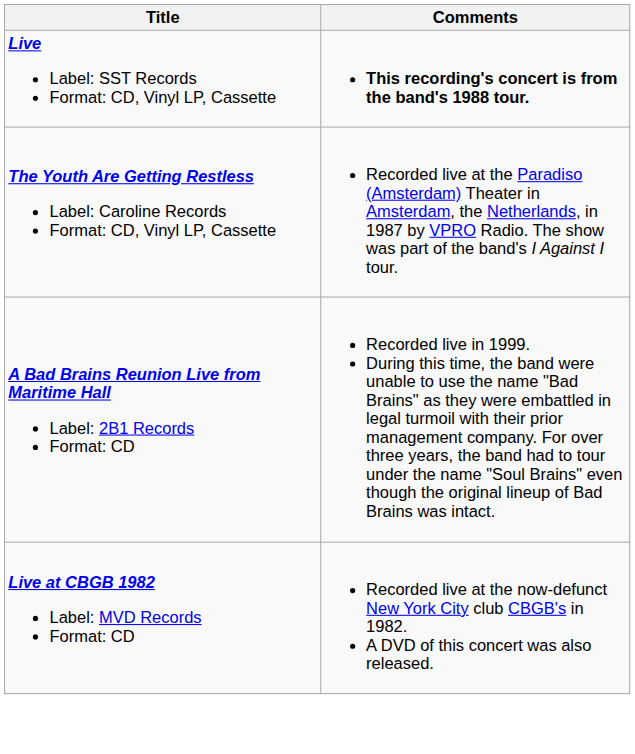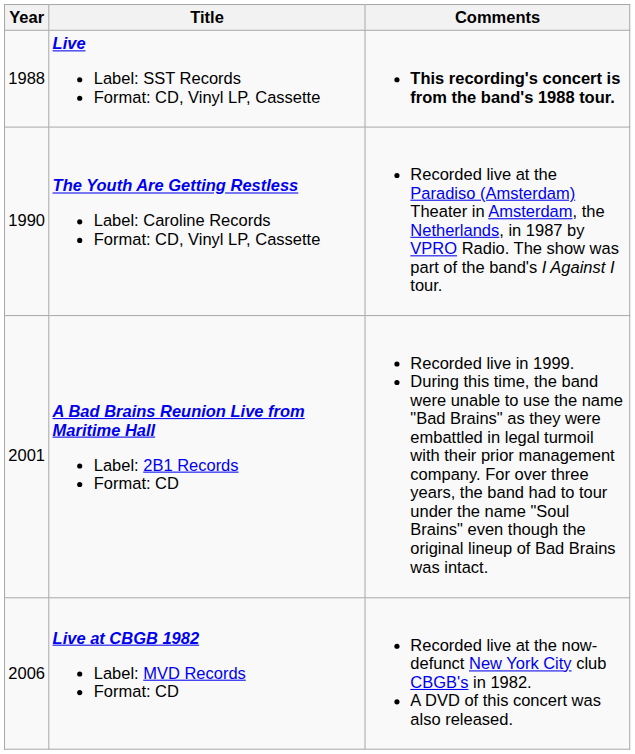+ column: (27, 17)
